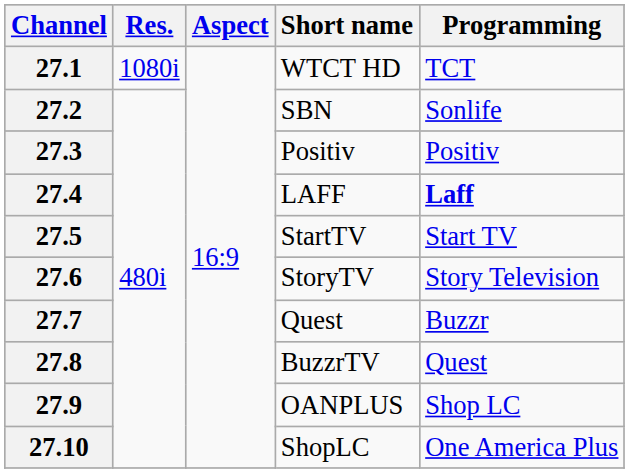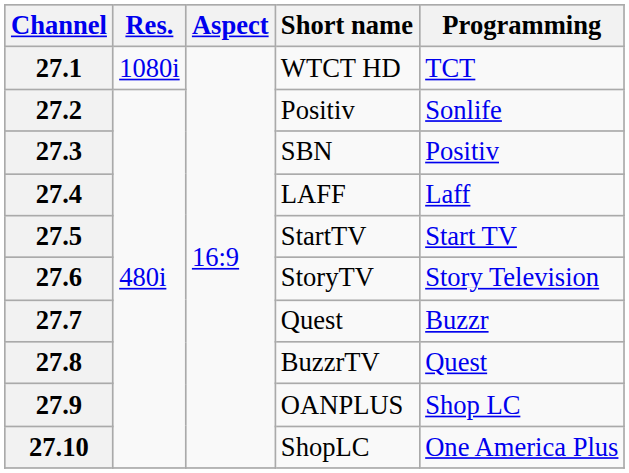(307, 109) SBN -> (318, 109) Positiv
(318, 151) Positiv -> (307, 151) SBN
(450, 194) bold -> (448, 194) normal
